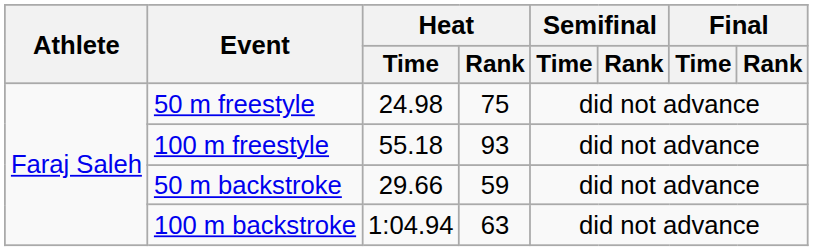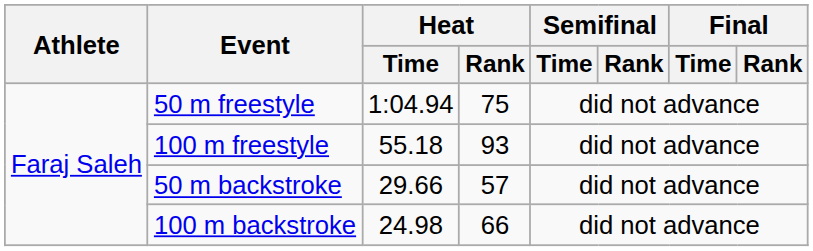(411, 104) 24.98 -> (411, 104) 1:04.94
(495, 185) 59 -> (495, 185) 57
(411, 226) 1:04.94 -> (411, 226) 24.98
(495, 226) 63 -> (495, 226) 66
